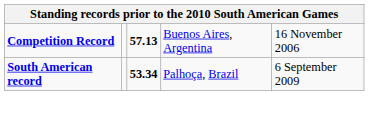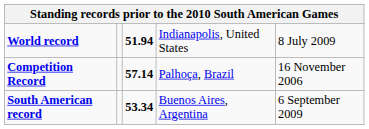+ row: (43, 40)
(144, 40) 57.13 -> (139, 74) 57.14
(198, 40) Buenos Aires, Argentina -> (196, 74) Palhoça, Brazil
(201, 74) Palhoça, Brazil -> (193, 107) Buenos Aires, Argentina
